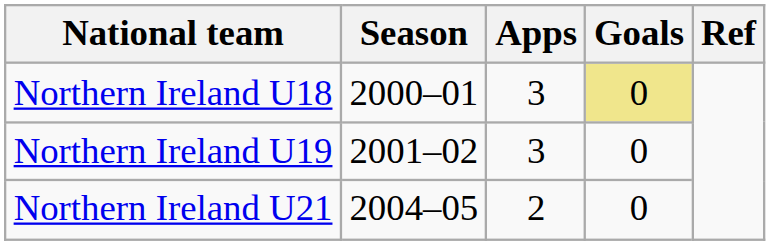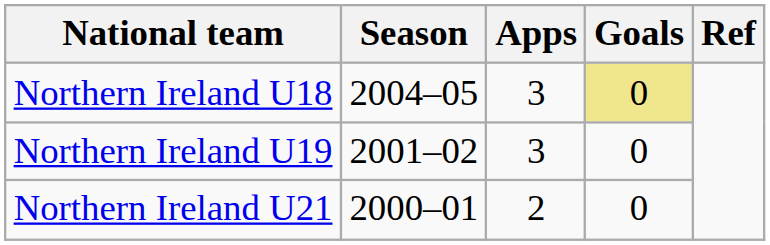(414, 92) 2000–01 -> (414, 92) 2004–05
(414, 208) 2004–05 -> (414, 208) 2000–01
